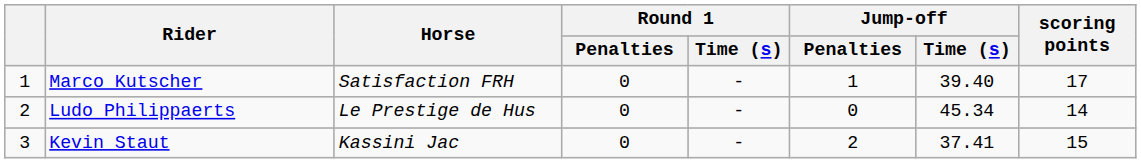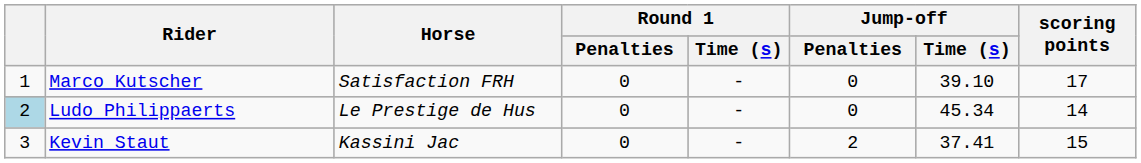(853, 81) 1 -> (853, 81) 0
(967, 81) 39.40 -> (967, 81) 39.10
(25, 112) no background -> (25, 112) lightblue background
